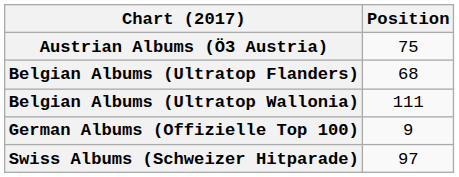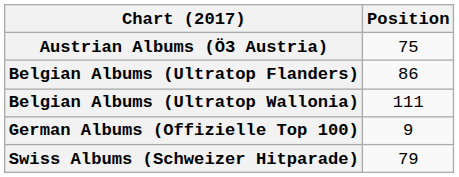(408, 75) 68 -> (408, 75) 86
(408, 158) 97 -> (408, 158) 79
